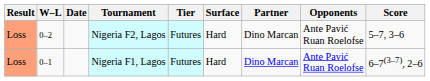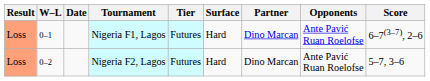rows swapped: (128, 62) <-> (128, 34)
